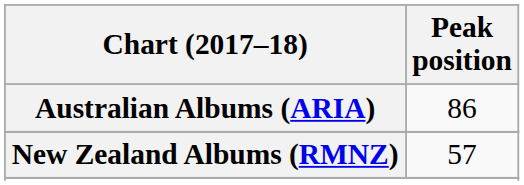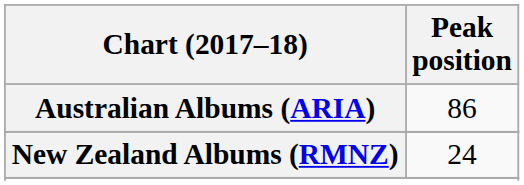(462, 154) 57 -> (462, 154) 24
